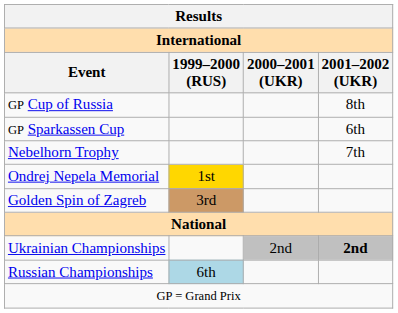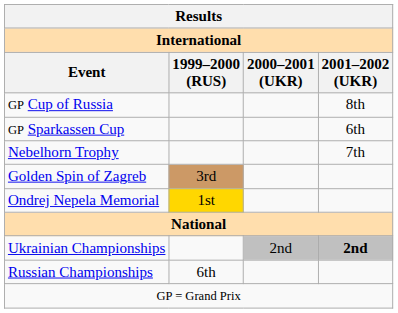rows swapped: (77, 200) <-> (84, 176)
(206, 271) lightblue background -> (206, 271) no background
